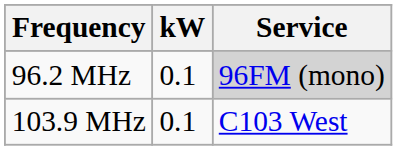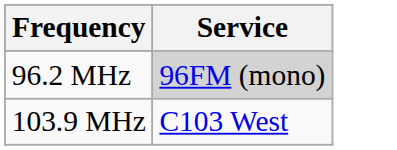- column: (182, 27)
